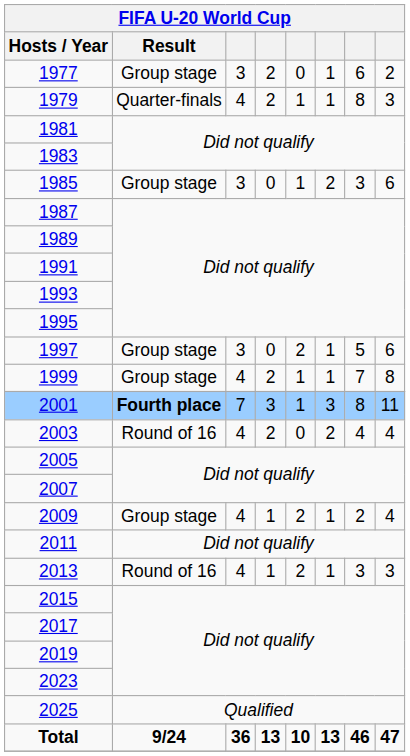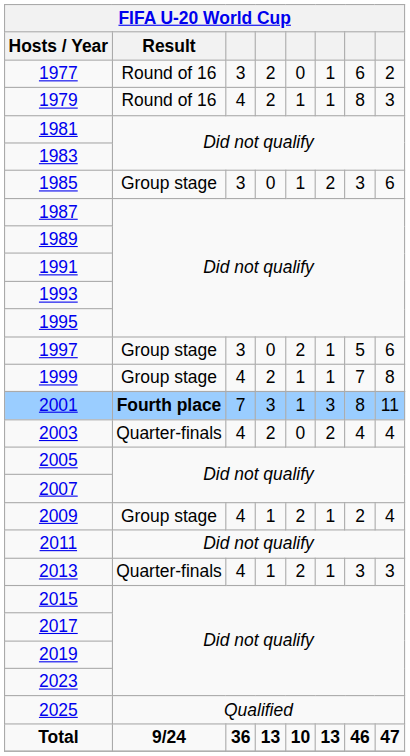(169, 73) Group stage -> (169, 73) Round of 16
(169, 101) Quarter-finals -> (169, 101) Round of 16
(169, 433) Round of 16 -> (169, 433) Quarter-finals
(169, 571) Round of 16 -> (169, 571) Quarter-finals
